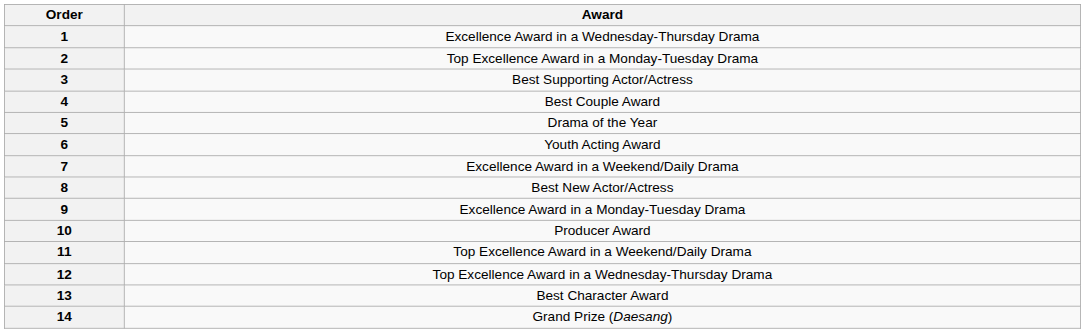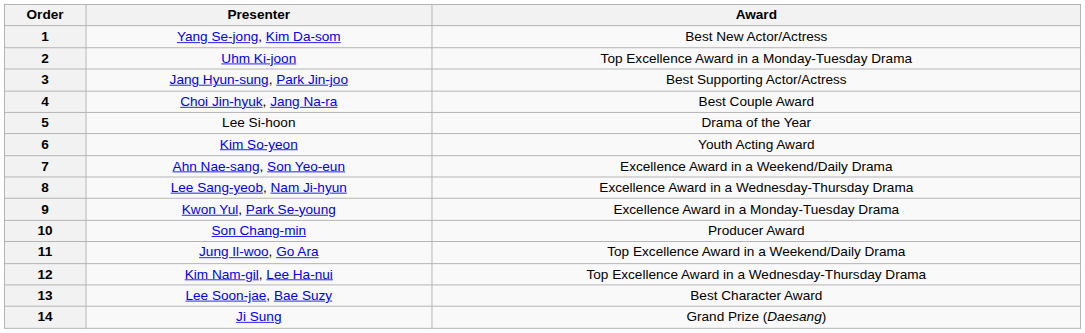+ column: (259, 15)
(602, 36) Excellence Award in a Wednesday-Thursday Drama -> (756, 36) Best New Actor/Actress
(602, 187) Best New Actor/Actress -> (756, 187) Excellence Award in a Wednesday-Thursday Drama
